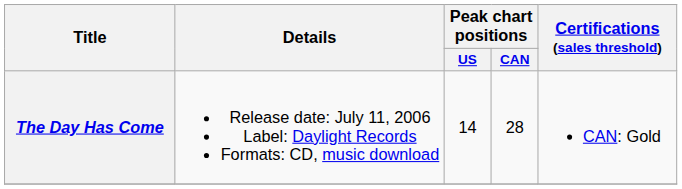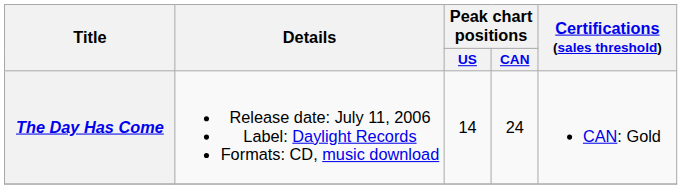(515, 127) 28 -> (515, 127) 24
